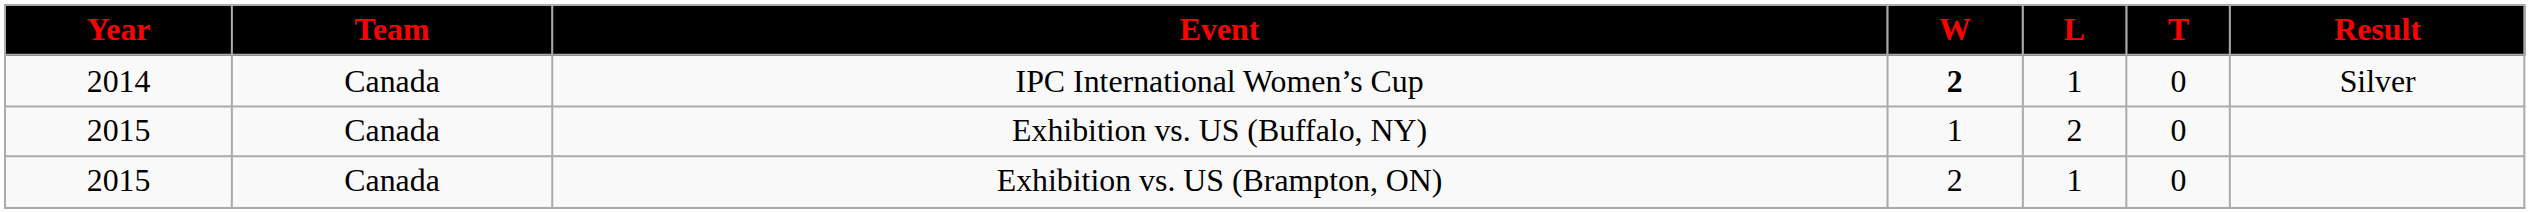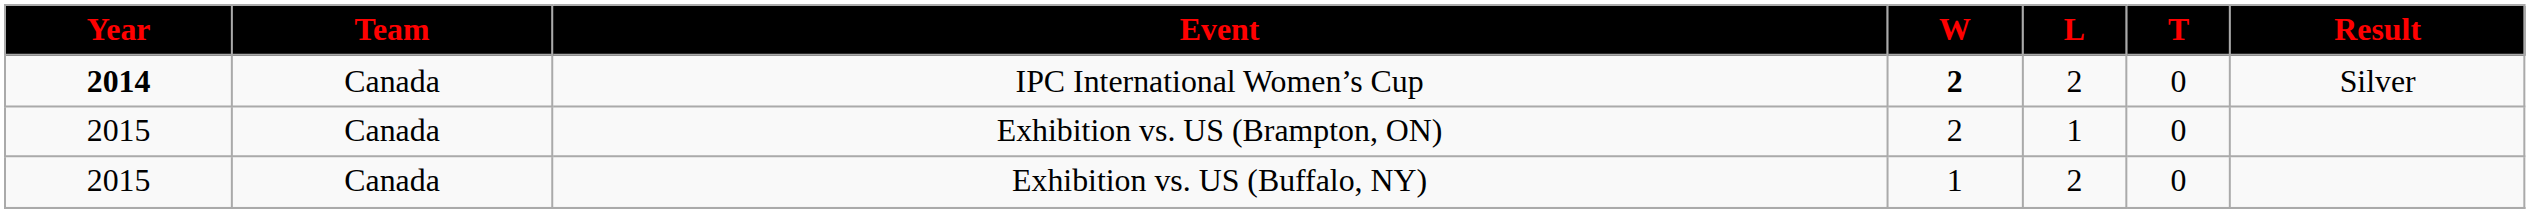(119, 80) normal -> (119, 80) bold
(2074, 80) 1 -> (2074, 80) 2
rows swapped: (1220, 130) <-> (1220, 181)
